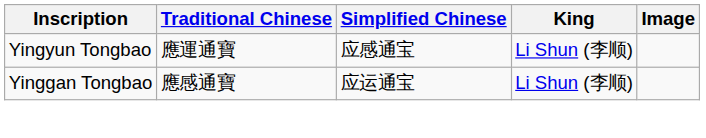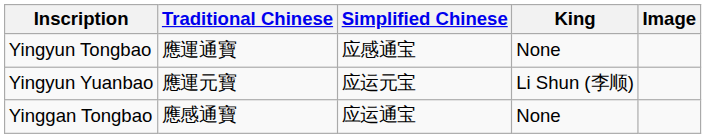(574, 49) Li Shun (李顺) -> (538, 50) None
+ row: (81, 83)
(574, 82) Li Shun (李顺) -> (538, 116) None
